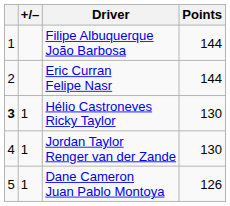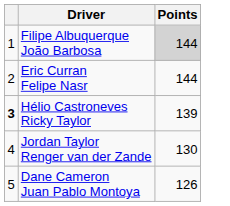- column: (30, 15)
(211, 43) no background -> (187, 43) lightgrey background
(211, 114) 130 -> (187, 114) 139
